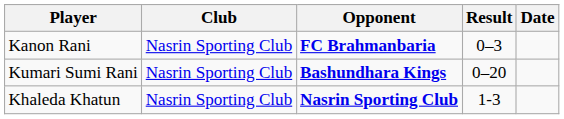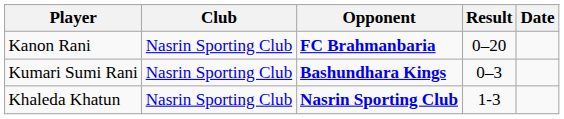(489, 45) 0–3 -> (489, 45) 0–20
(489, 72) 0–20 -> (489, 72) 0–3
